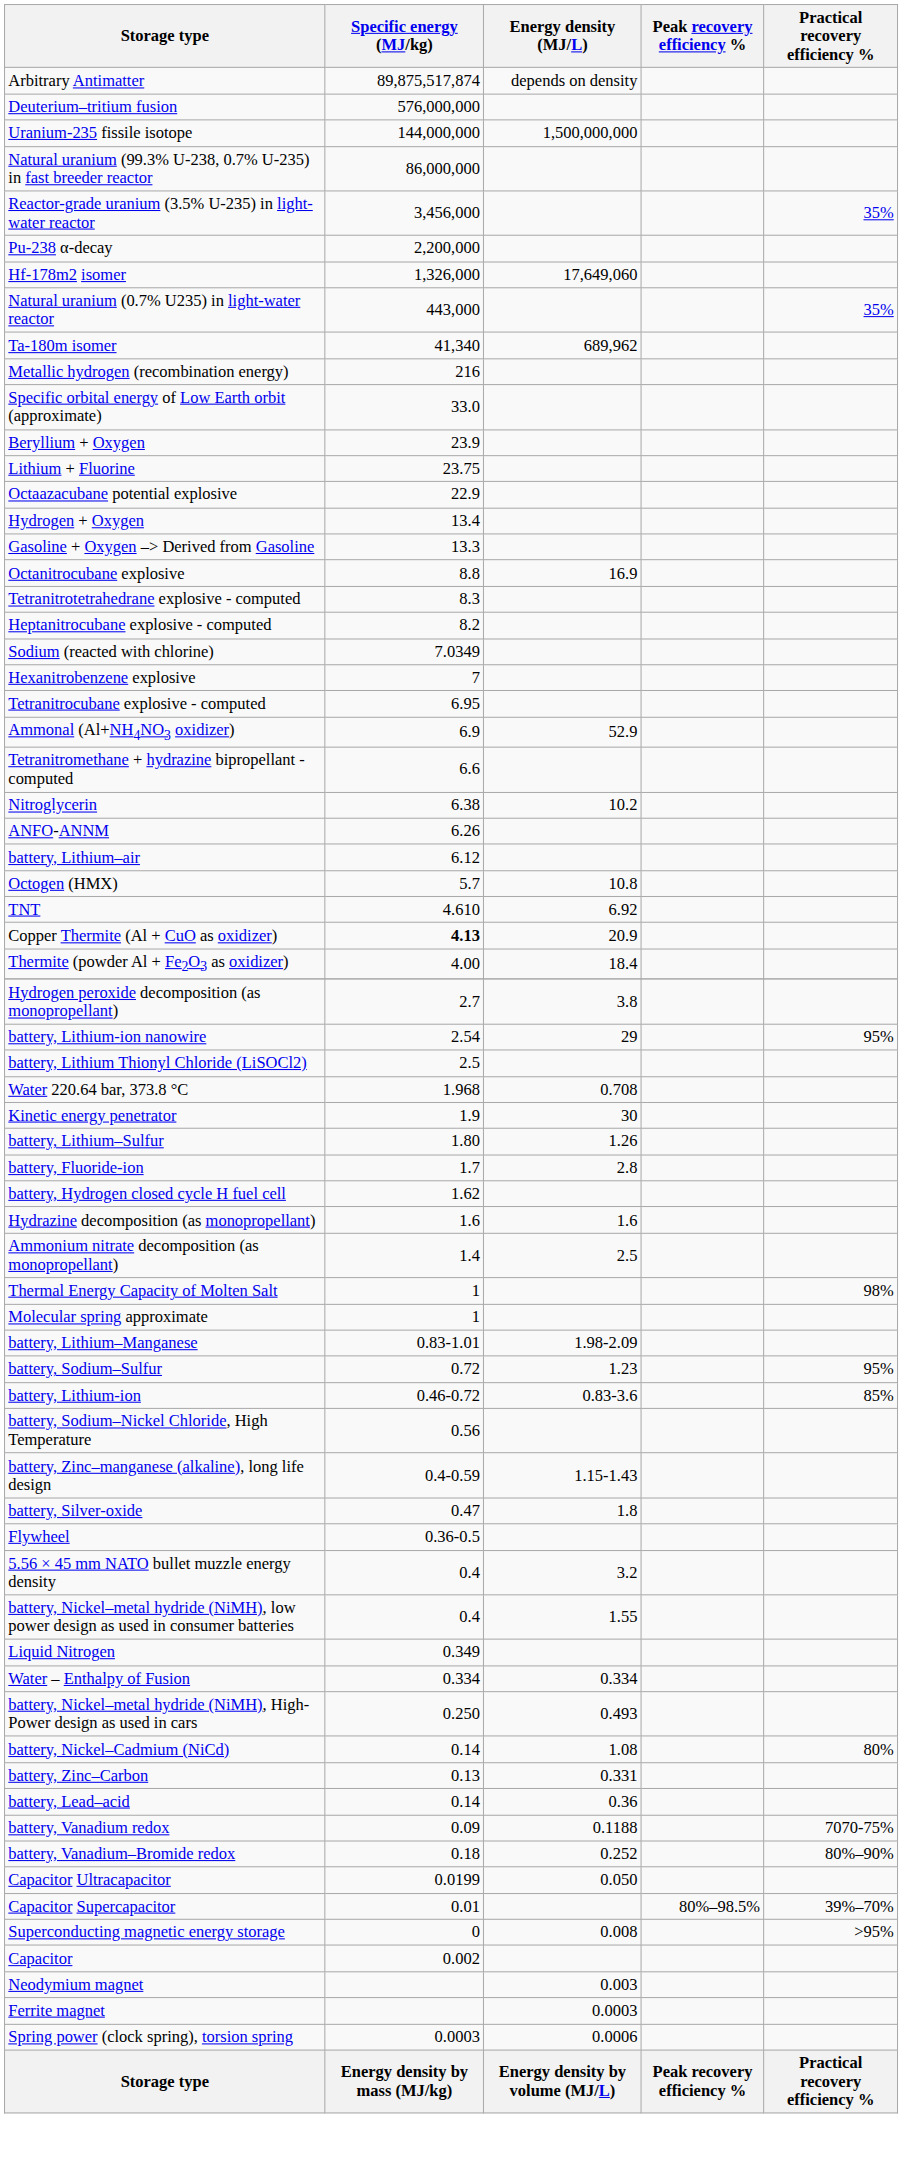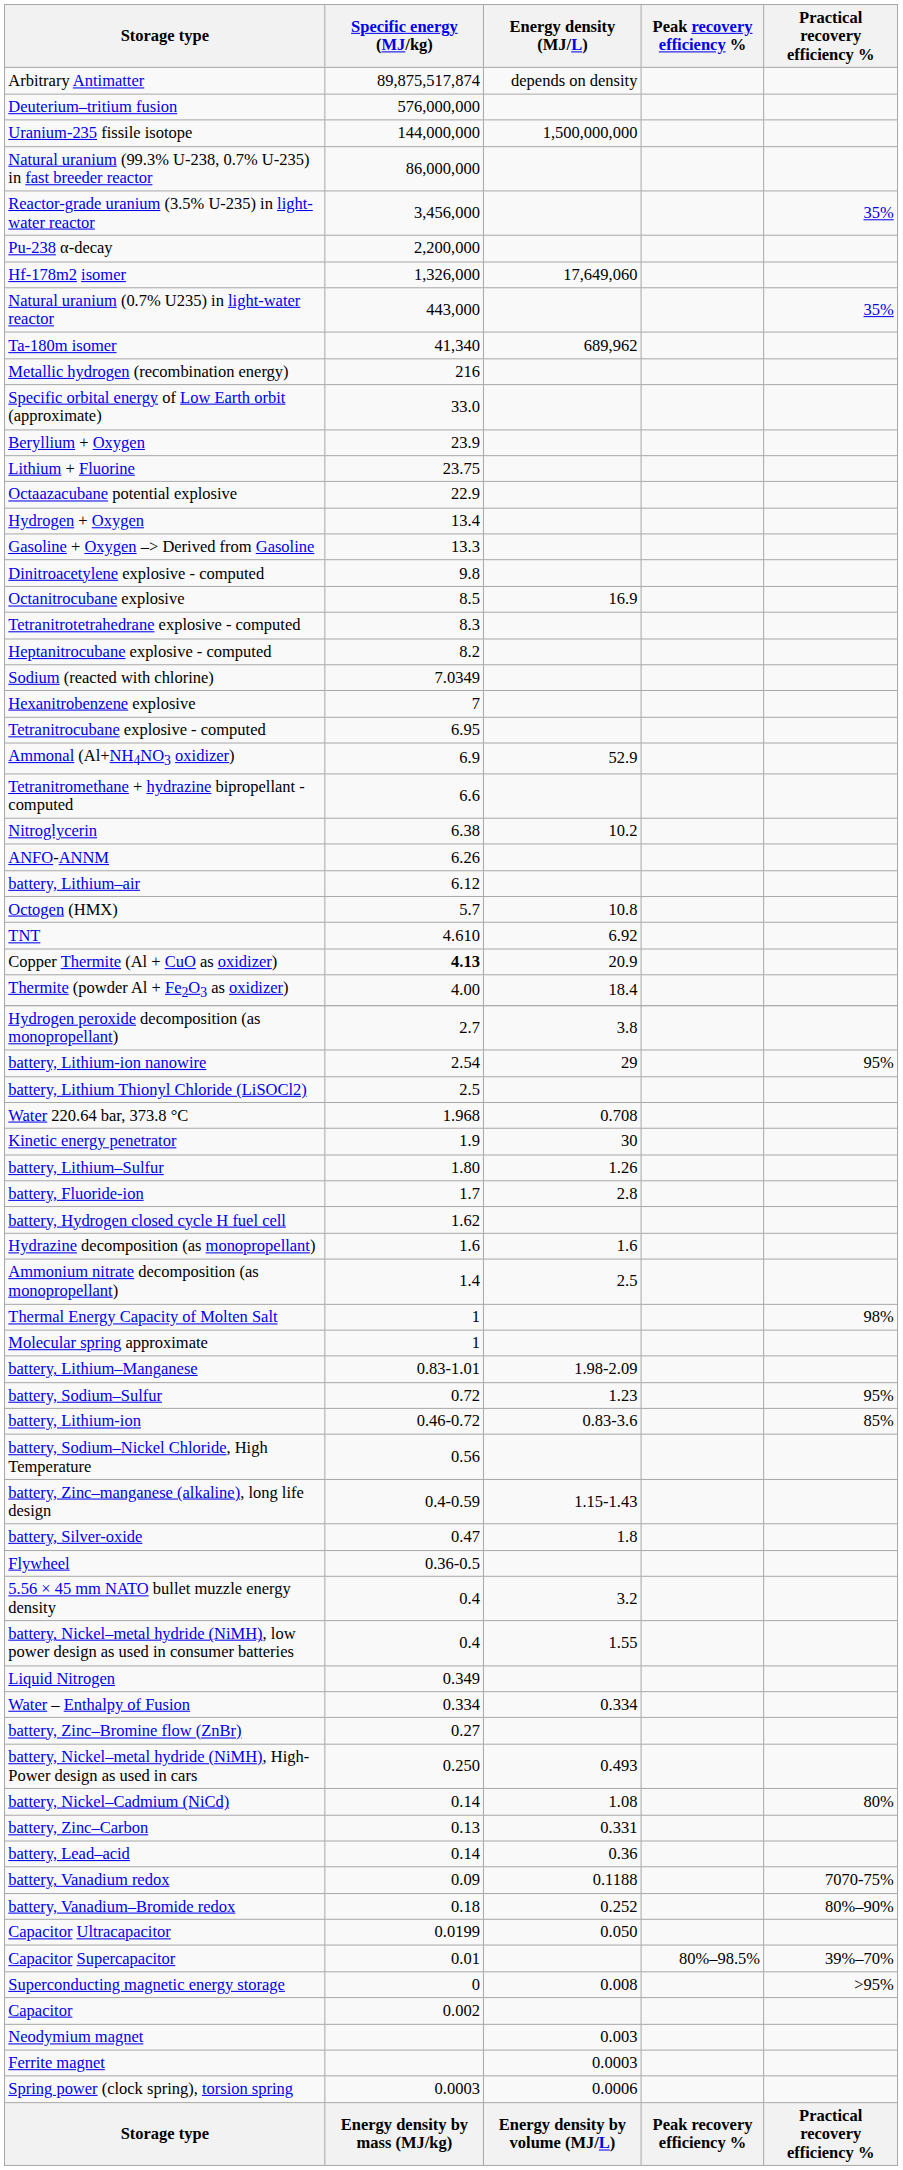+ row: (136, 573)
(470, 573) 8.8 -> (470, 599) 8.5
+ row: (125, 1730)
